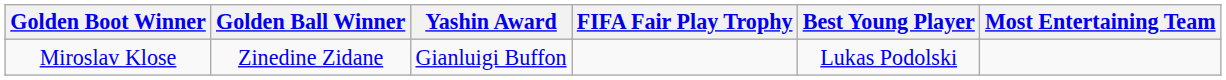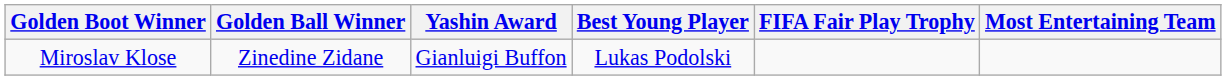columns swapped: (889, 22) <-> (685, 22)
